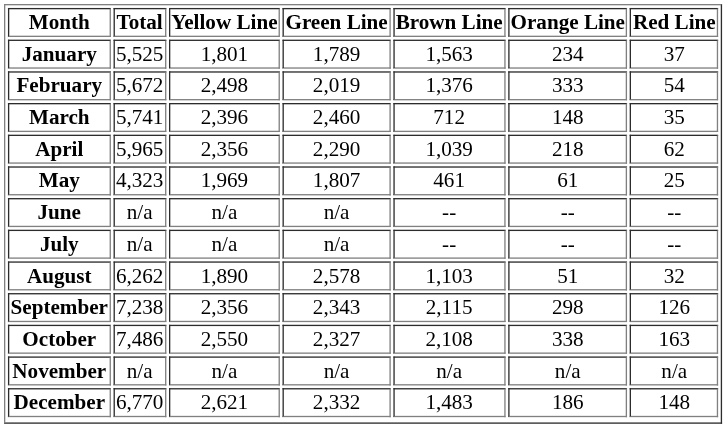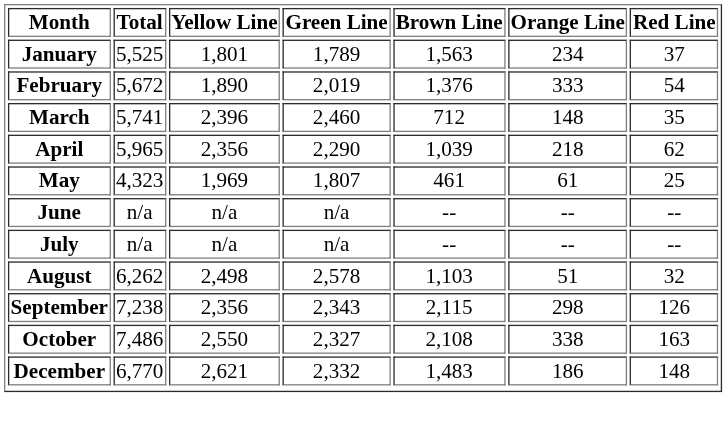(224, 85) 2,498 -> (224, 85) 1,890
(224, 275) 1,890 -> (224, 275) 2,498
- row: (59, 370)
